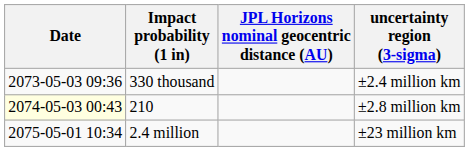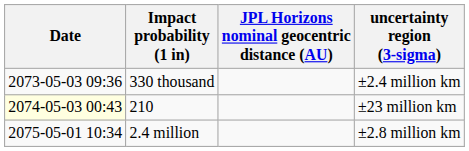(409, 107) ±2.8 million km -> (407, 107) ±23 million km
(407, 133) ±23 million km -> (409, 133) ±2.8 million km
